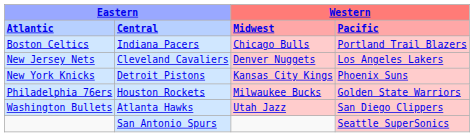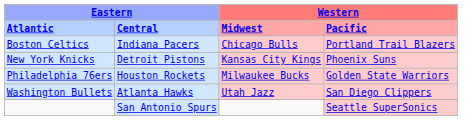- row: (51, 60)
